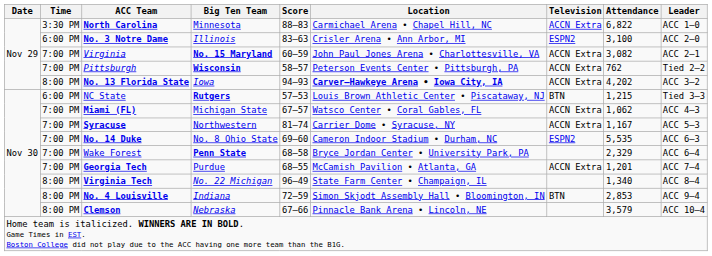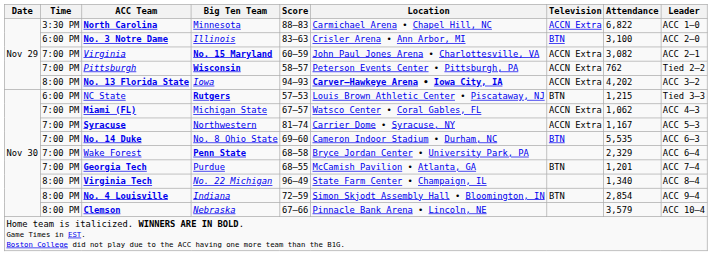(562, 40) ESPN2 -> (557, 40) BTN
(562, 139) ESPN2 -> (557, 139) BTN
(575, 167) ACCN Extra -> (557, 167) BTN
(619, 196) 2,853 -> (619, 196) 2,854
